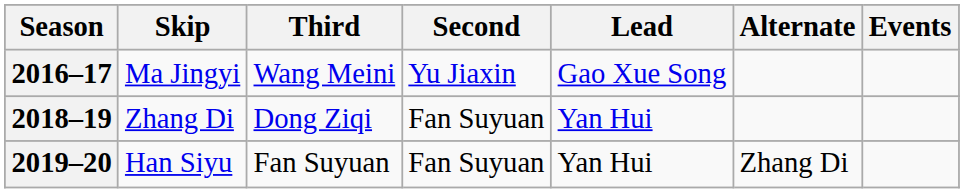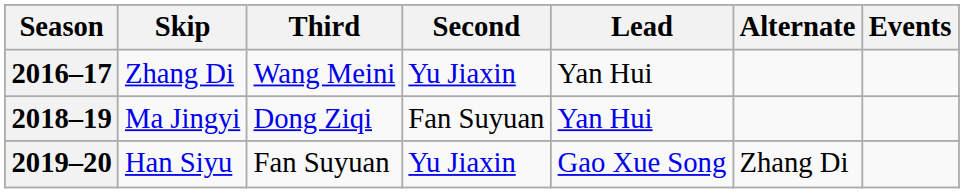(183, 72) Ma Jingyi -> (179, 72) Zhang Di
(642, 72) Gao Xue Song -> (605, 72) Yan Hui
(179, 118) Zhang Di -> (183, 118) Ma Jingyi
(476, 163) Fan Suyuan -> (462, 163) Yu Jiaxin
(605, 163) Yan Hui -> (642, 163) Gao Xue Song
